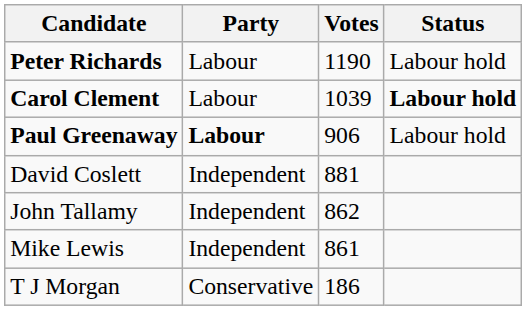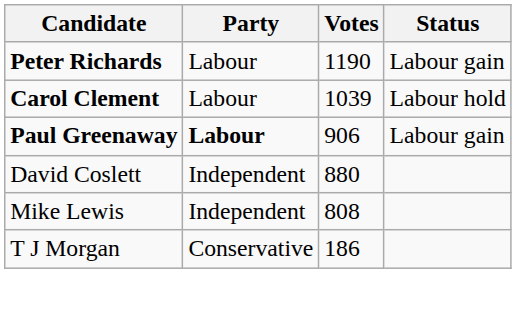(448, 60) Labour hold -> (447, 60) Labour gain
(453, 98) bold -> (448, 98) normal
(448, 135) Labour hold -> (447, 135) Labour gain
(342, 173) 881 -> (342, 173) 880
- row: (74, 211)
(342, 248) 861 -> (342, 211) 808
